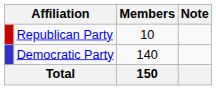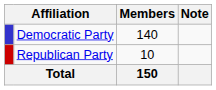rows swapped: (65, 54) <-> (65, 34)
